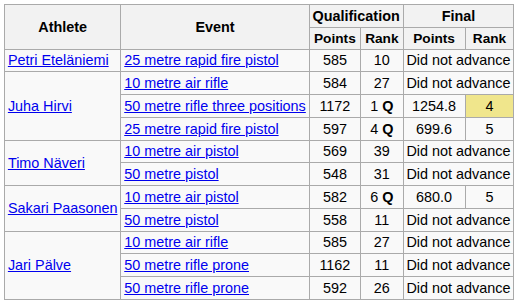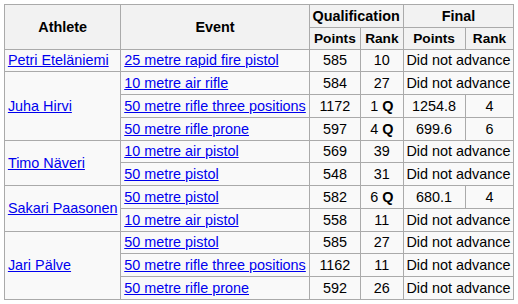(489, 106) khaki background -> (489, 106) no background
(201, 129) 25 metre rapid fire pistol -> (187, 129) 50 metre rifle prone
(489, 129) 5 -> (489, 129) 6
(181, 197) 10 metre air pistol -> (171, 197) 50 metre pistol
(434, 197) 680.0 -> (434, 197) 680.1
(489, 197) 5 -> (489, 197) 4
(171, 220) 50 metre pistol -> (181, 220) 10 metre air pistol
(176, 242) 10 metre air rifle -> (171, 242) 50 metre pistol
(187, 265) 50 metre rifle prone -> (215, 265) 50 metre rifle three positions
